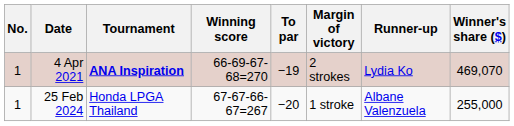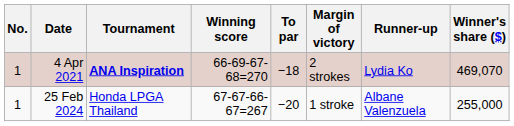(289, 70) −19 -> (289, 70) −18
